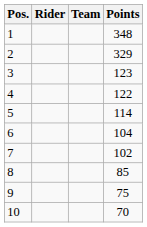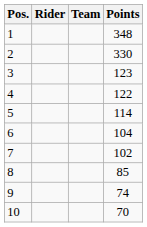(123, 53) 329 -> (123, 53) 330
(123, 192) 75 -> (123, 192) 74
